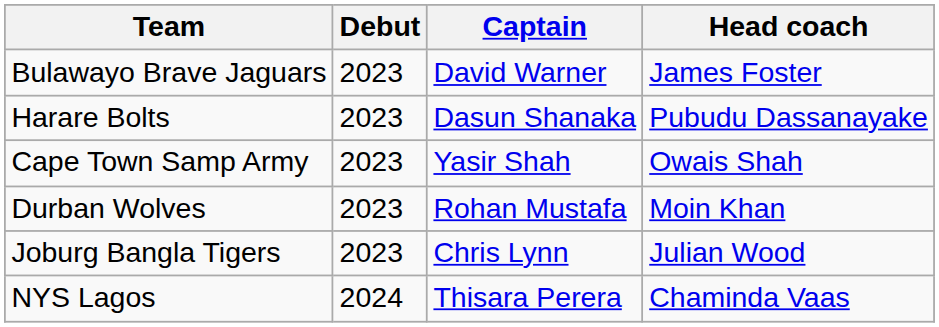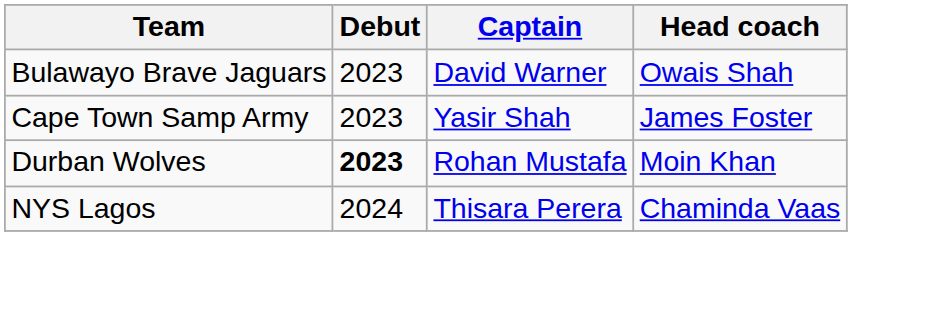(735, 72) James Foster -> (716, 72) Owais Shah
- row: (91, 117)
(726, 162) Owais Shah -> (726, 117) James Foster
(371, 207) normal -> (371, 162) bold
- row: (146, 252)
